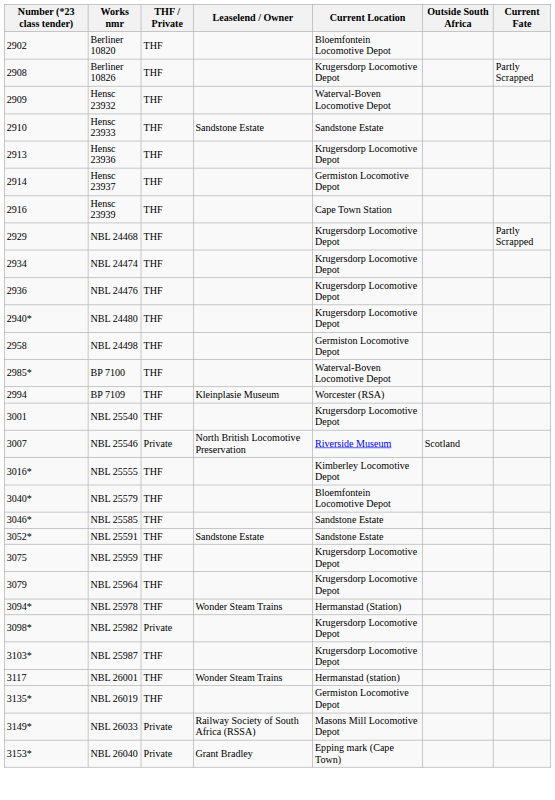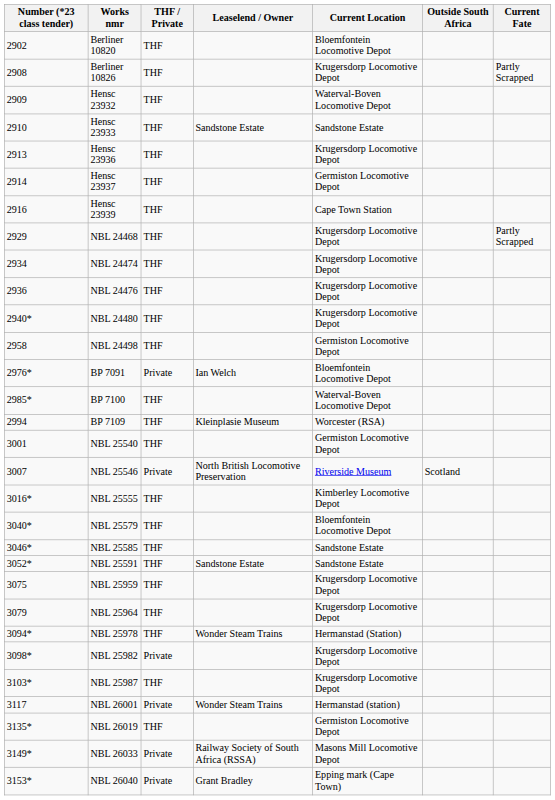+ row: (108, 373)
(366, 416) Krugersdorp Locomotive Depot -> (362, 444) Germiston Locomotive Depot
(153, 677) THF -> (158, 704) Private
